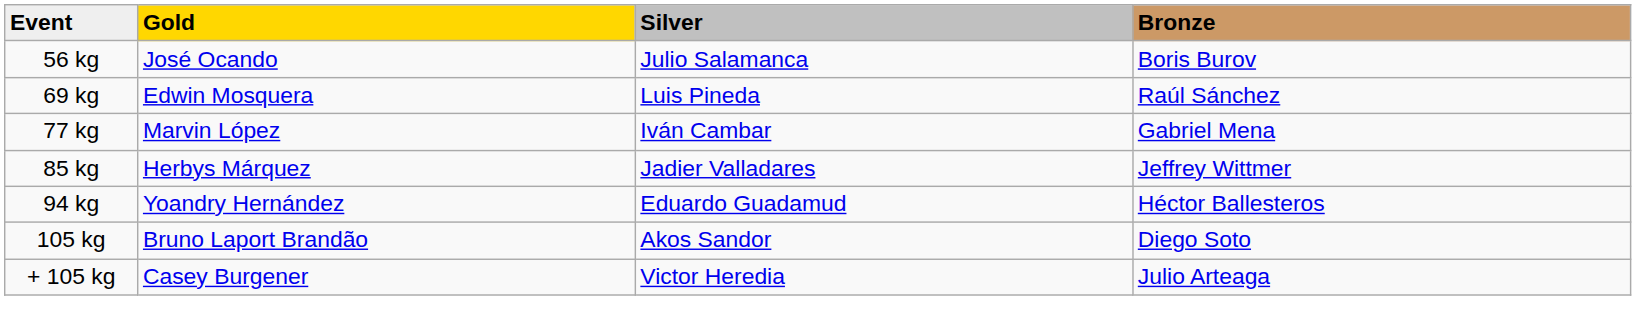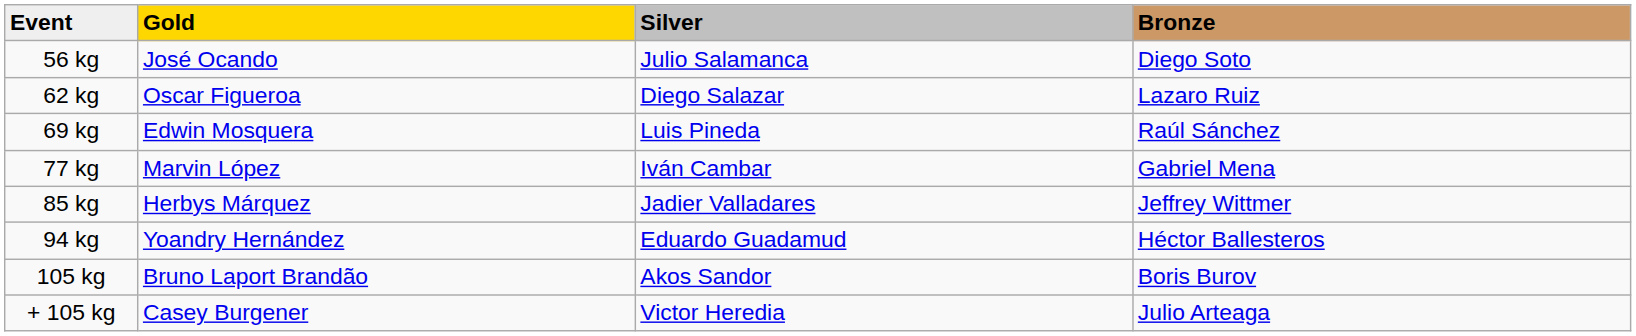(1197, 58) Boris Burov -> (1194, 58) Diego Soto
+ row: (71, 95)
(1194, 240) Diego Soto -> (1197, 276) Boris Burov
